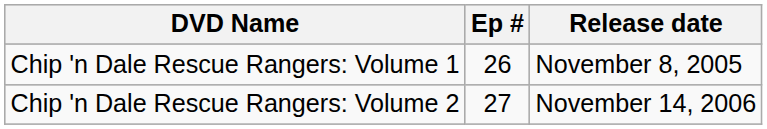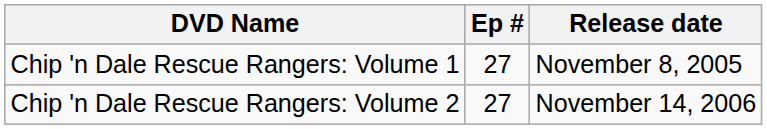(498, 64) 26 -> (498, 64) 27
